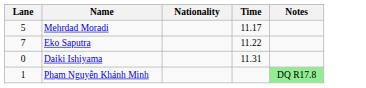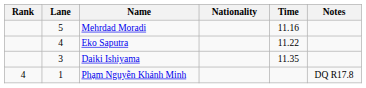+ column: (23, 12)
(251, 28) 11.17 -> (288, 28) 11.16
(23, 44) 7 -> (61, 44) 4
(23, 59) 0 -> (61, 59) 3
(251, 59) 11.31 -> (288, 59) 11.35
(297, 75) lightgreen background -> (334, 75) no background
